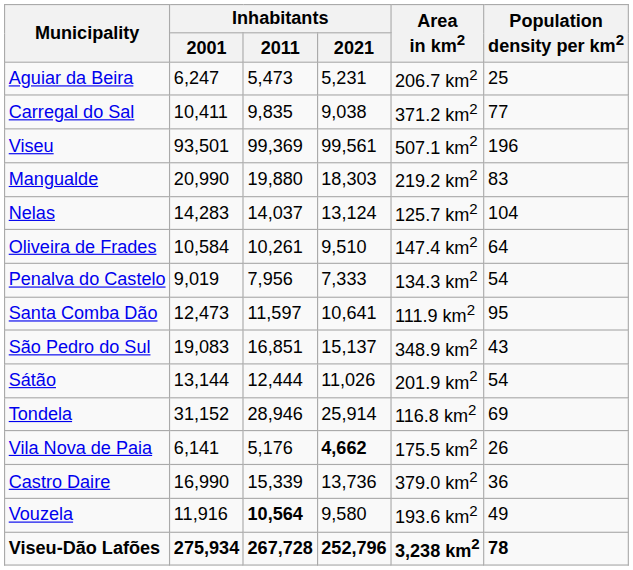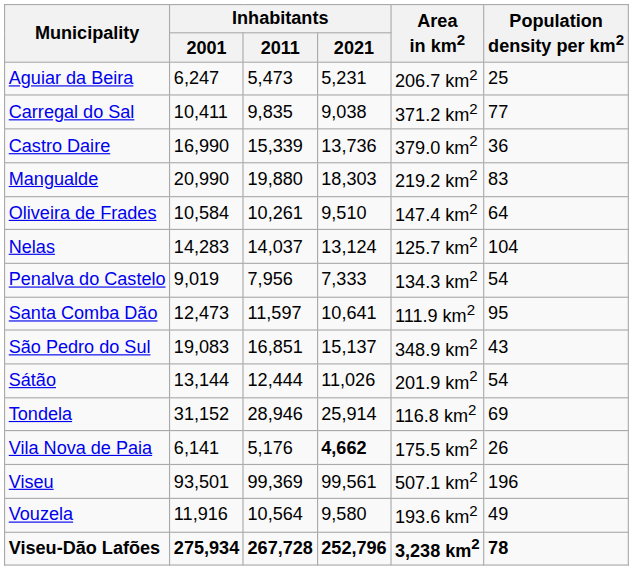rows swapped: (59, 481) <-> (31, 145)
rows swapped: (32, 212) <-> (83, 246)
(275, 514) bold -> (275, 514) normal
